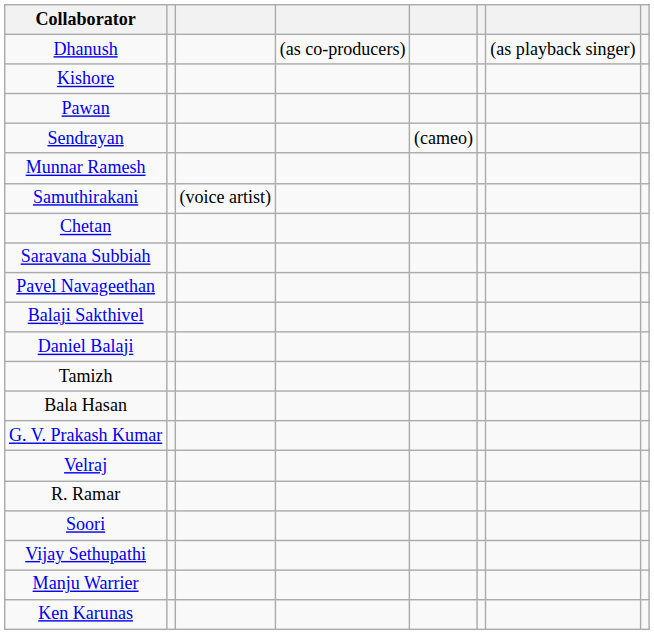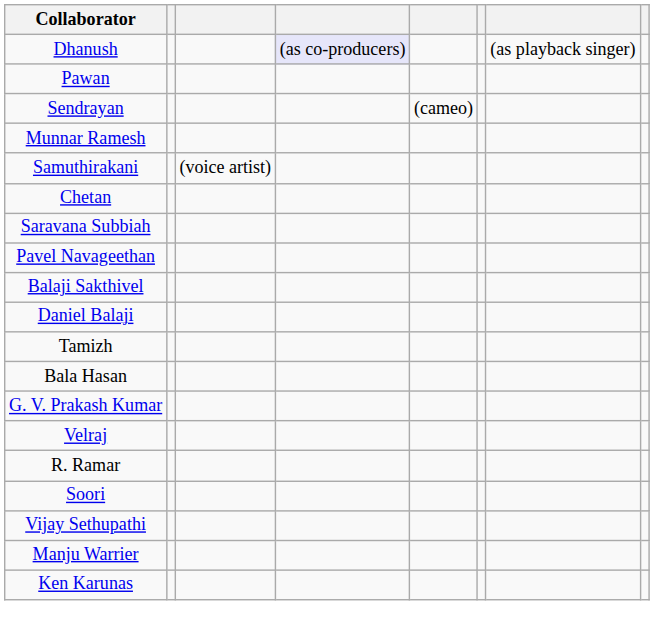(343, 48) no background -> (343, 48) lavender background
- row: (86, 78)
